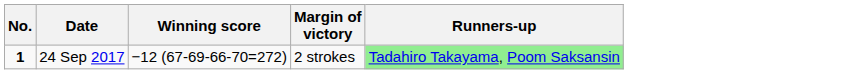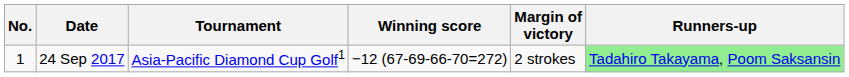+ column: (238, 25)
(20, 57) bold -> (20, 59) normal
